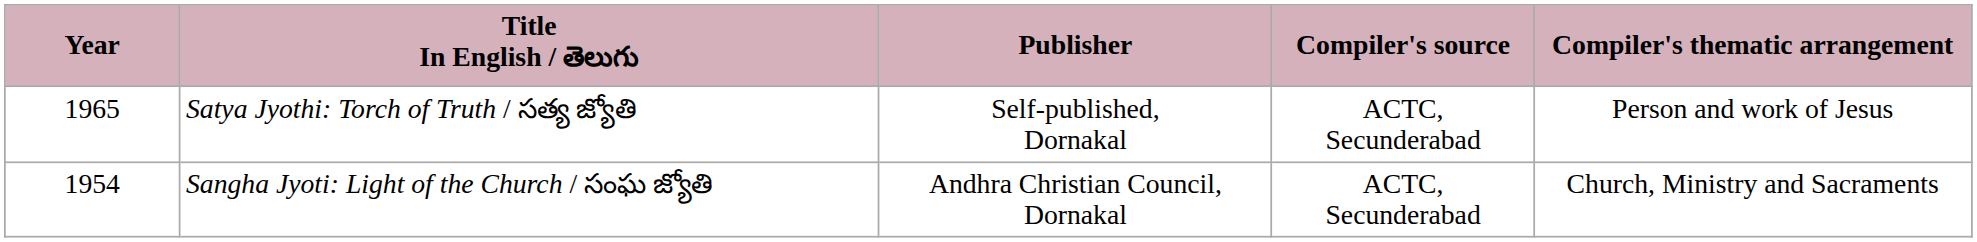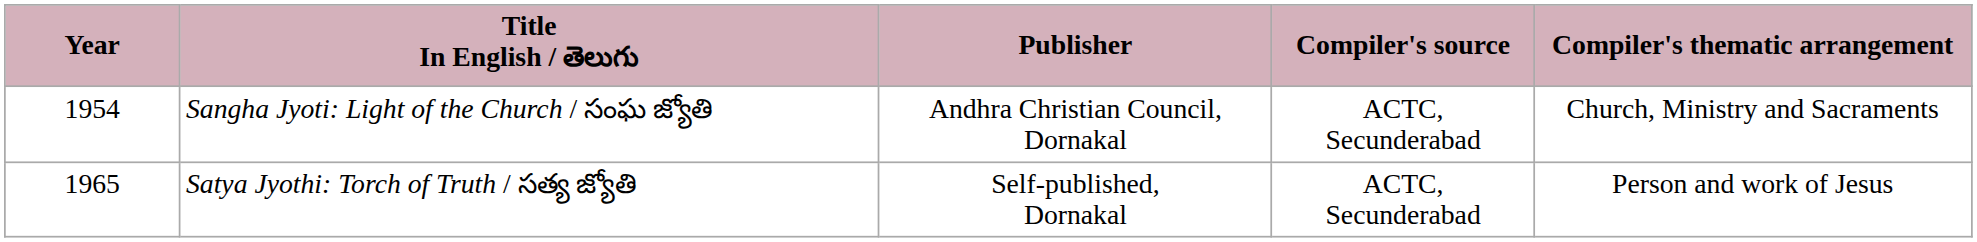rows swapped: (450, 183) <-> (412, 108)
